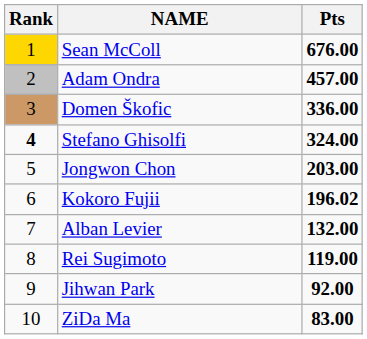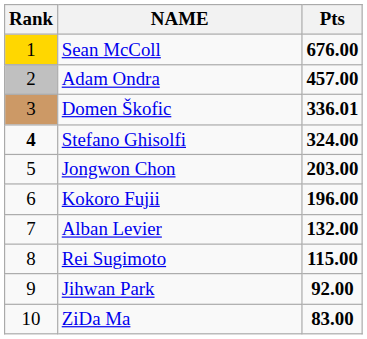(332, 109) 336.00 -> (332, 109) 336.01
(332, 199) 196.02 -> (332, 199) 196.00
(332, 259) 119.00 -> (332, 259) 115.00
